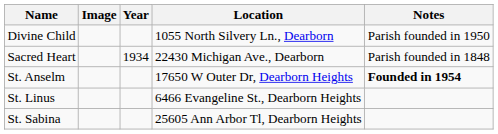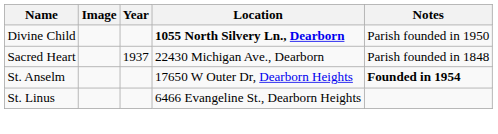(244, 35) normal -> (250, 35) bold
(136, 56) 1934 -> (136, 56) 1937
- row: (34, 118)
